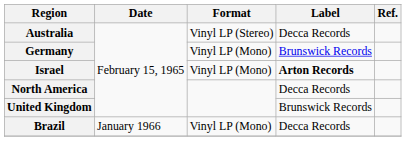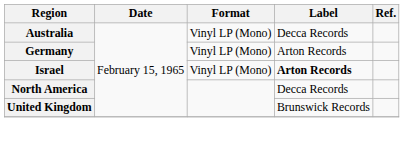(232, 32) Vinyl LP (Stereo) -> (231, 32) Vinyl LP (Mono)
(325, 51) Brunswick Records -> (312, 51) Arton Records
- row: (49, 126)
